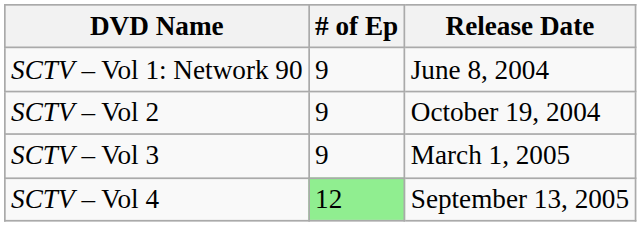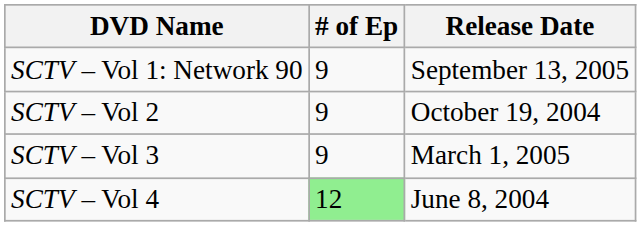(480, 69) June 8, 2004 -> (520, 69) September 13, 2005
(520, 198) September 13, 2005 -> (480, 198) June 8, 2004
